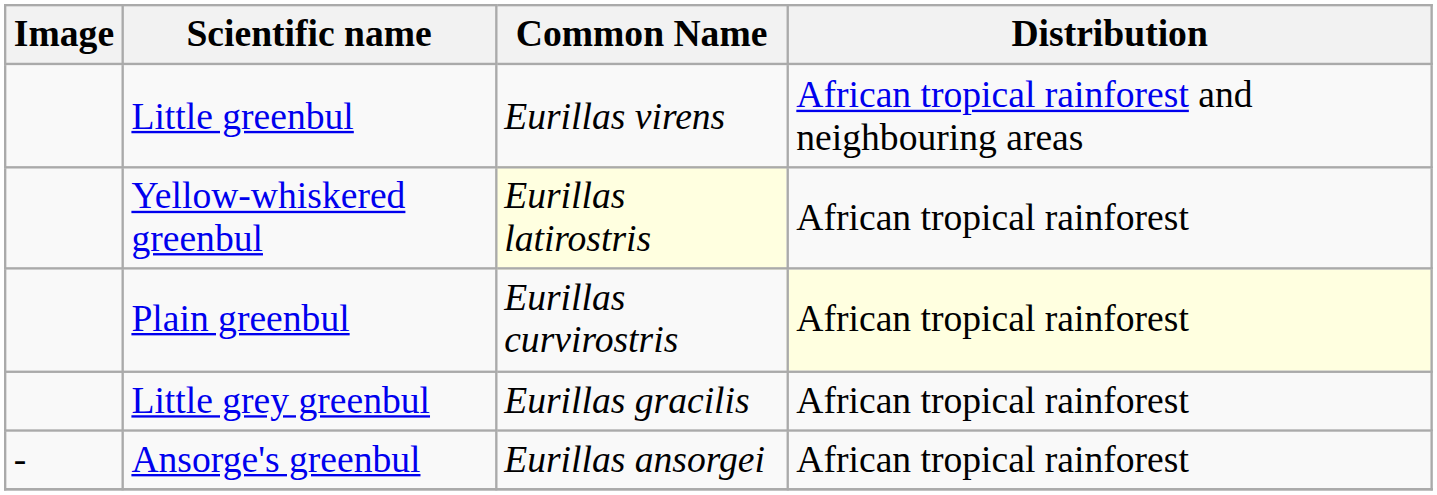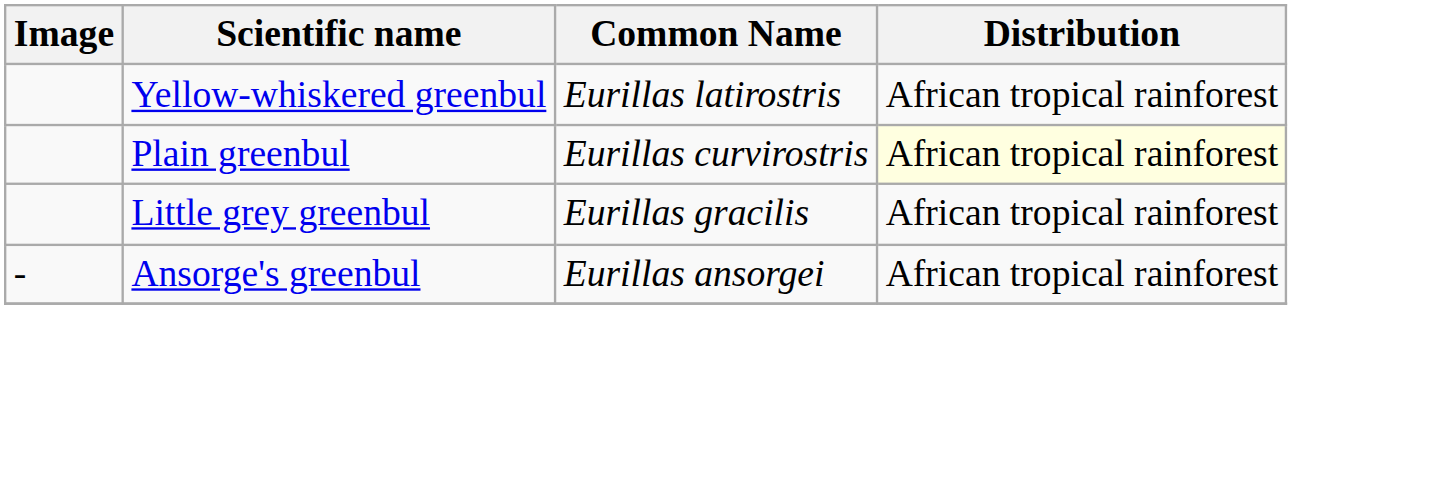- row: (243, 115)
(578, 217) lightyellow background -> (702, 93) no background
